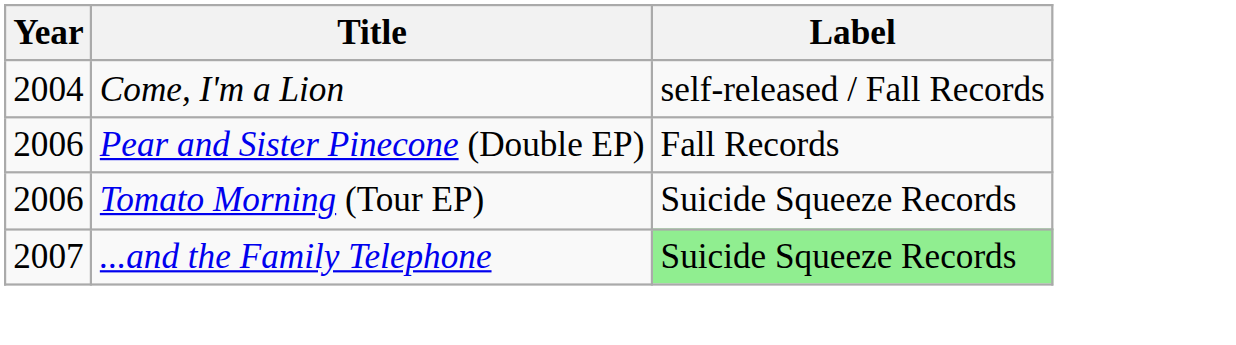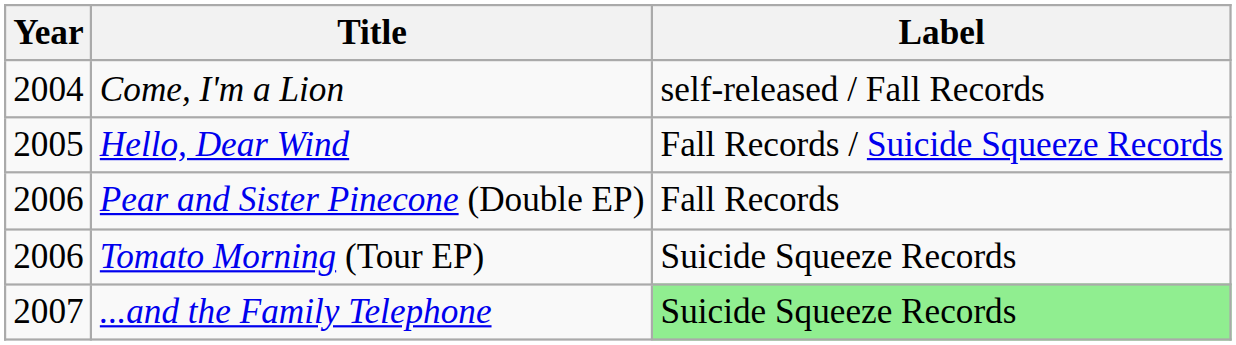+ row: (224, 144)
